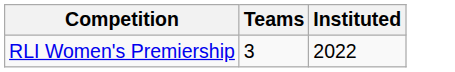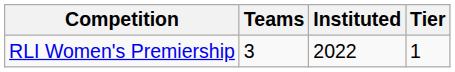+ column: (428, 19)
